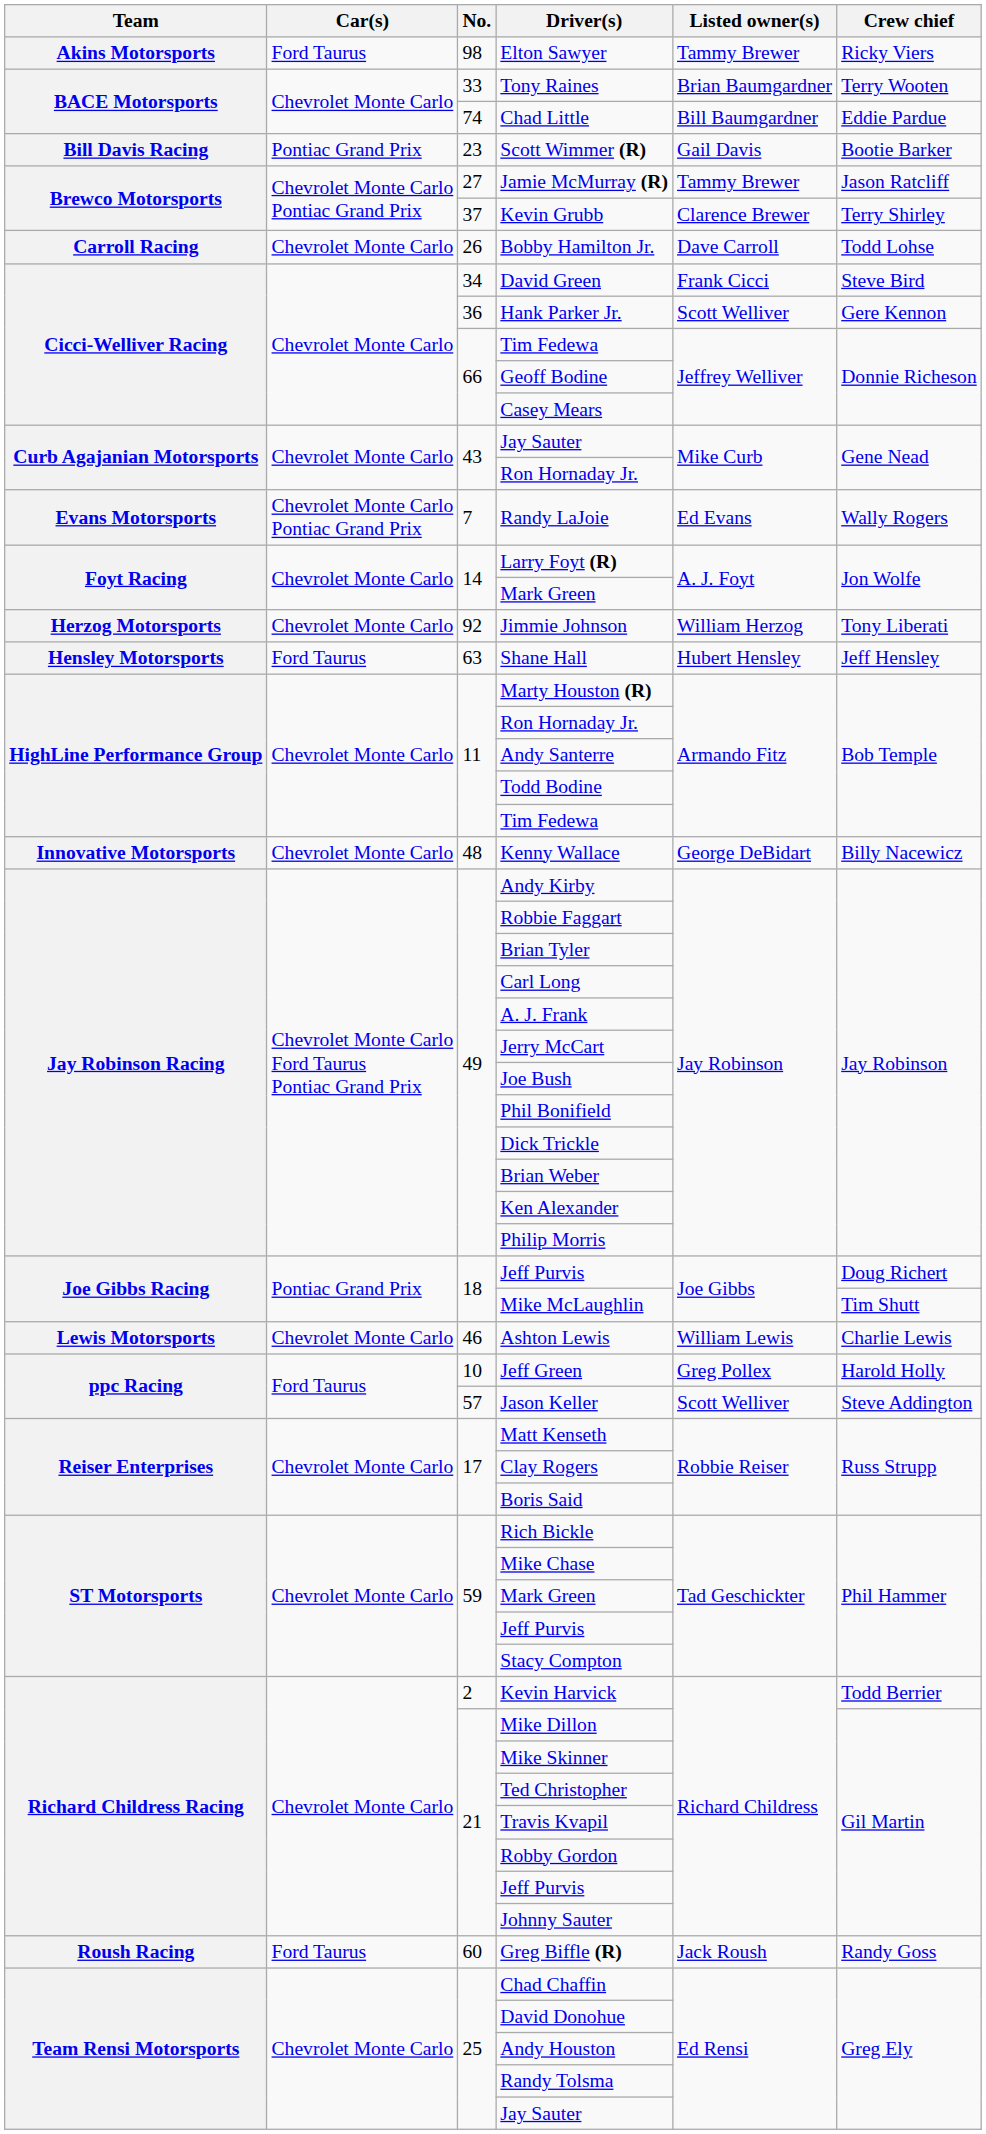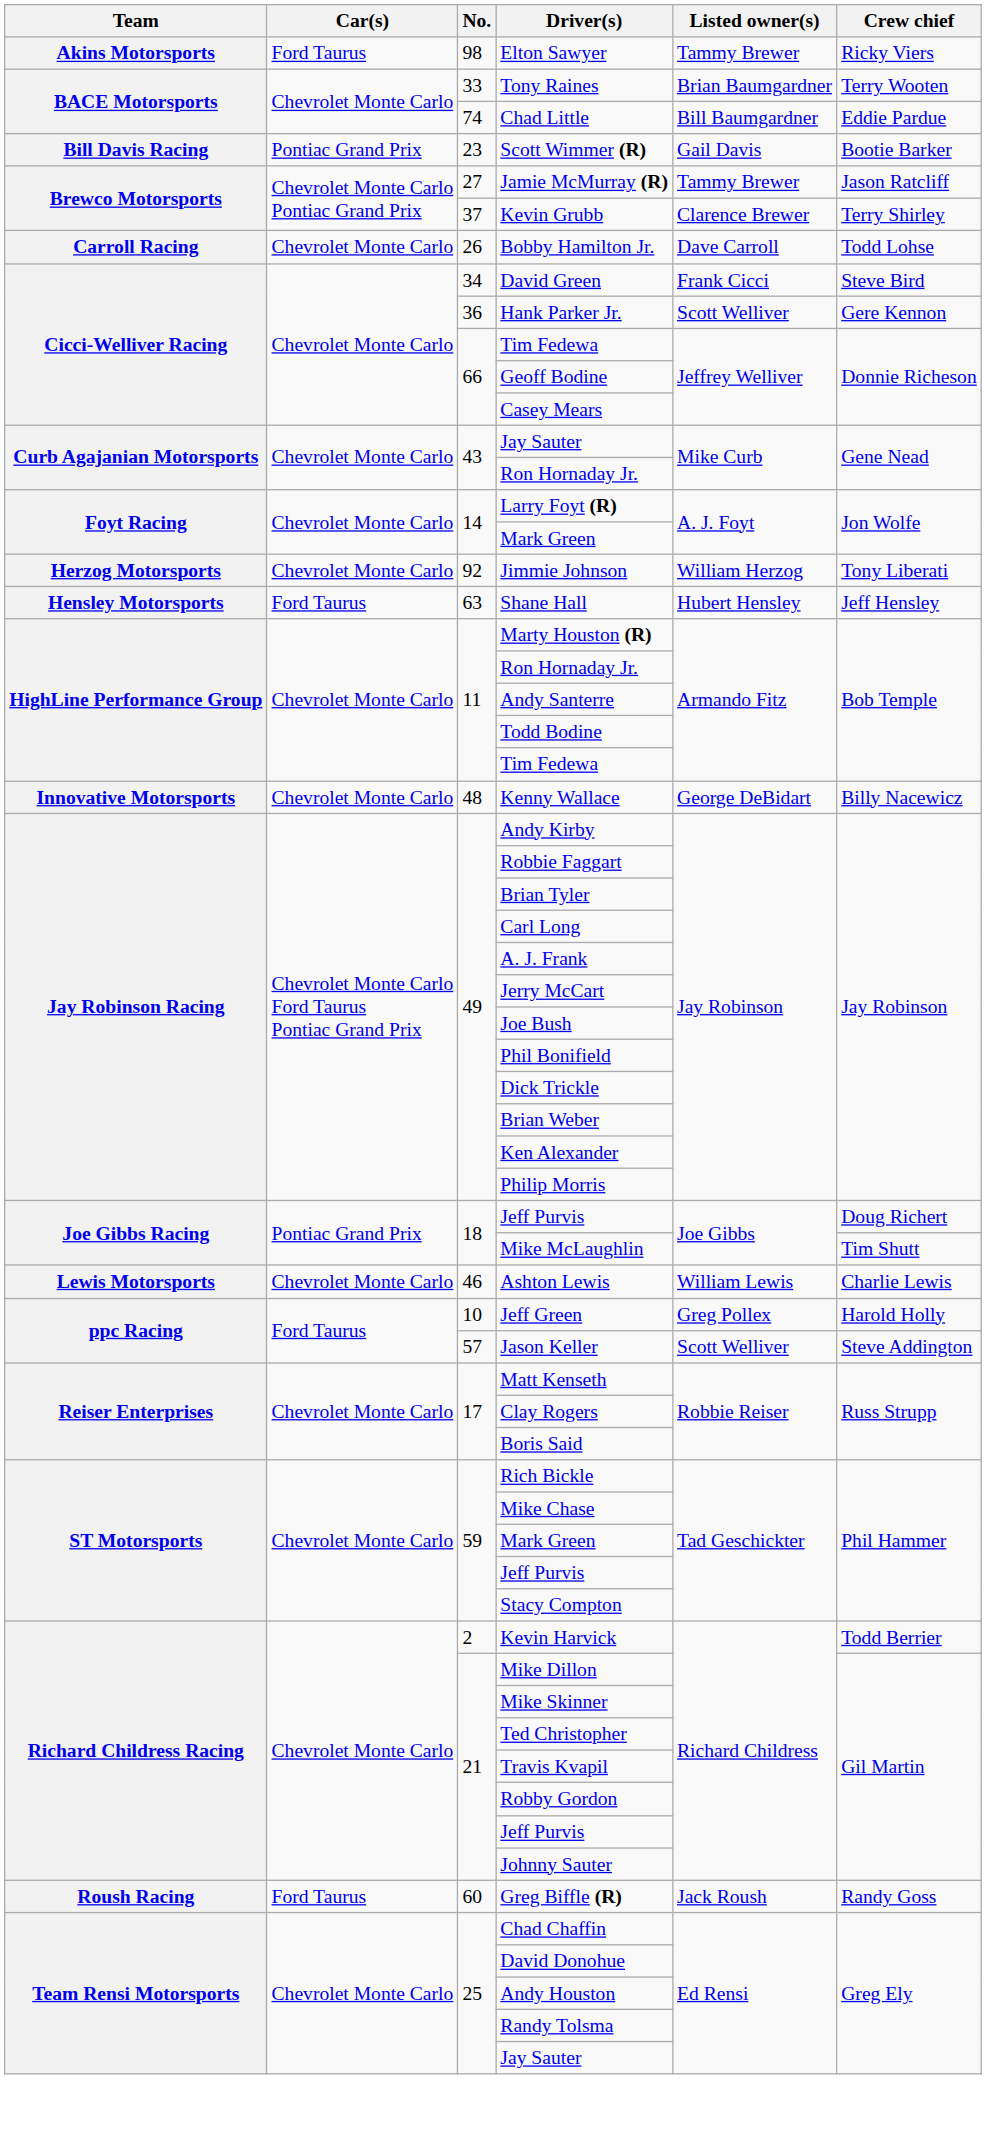- row: (467, 517)
